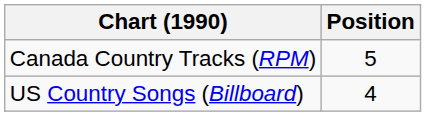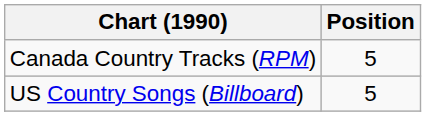(371, 93) 4 -> (371, 93) 5
